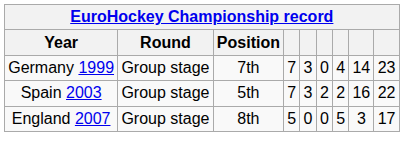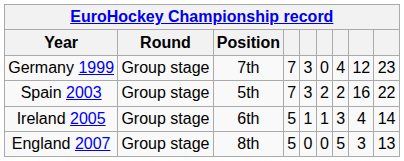(361, 67) 14 -> (361, 67) 12
+ row: (61, 118)
(387, 118) 17 -> (387, 144) 13
